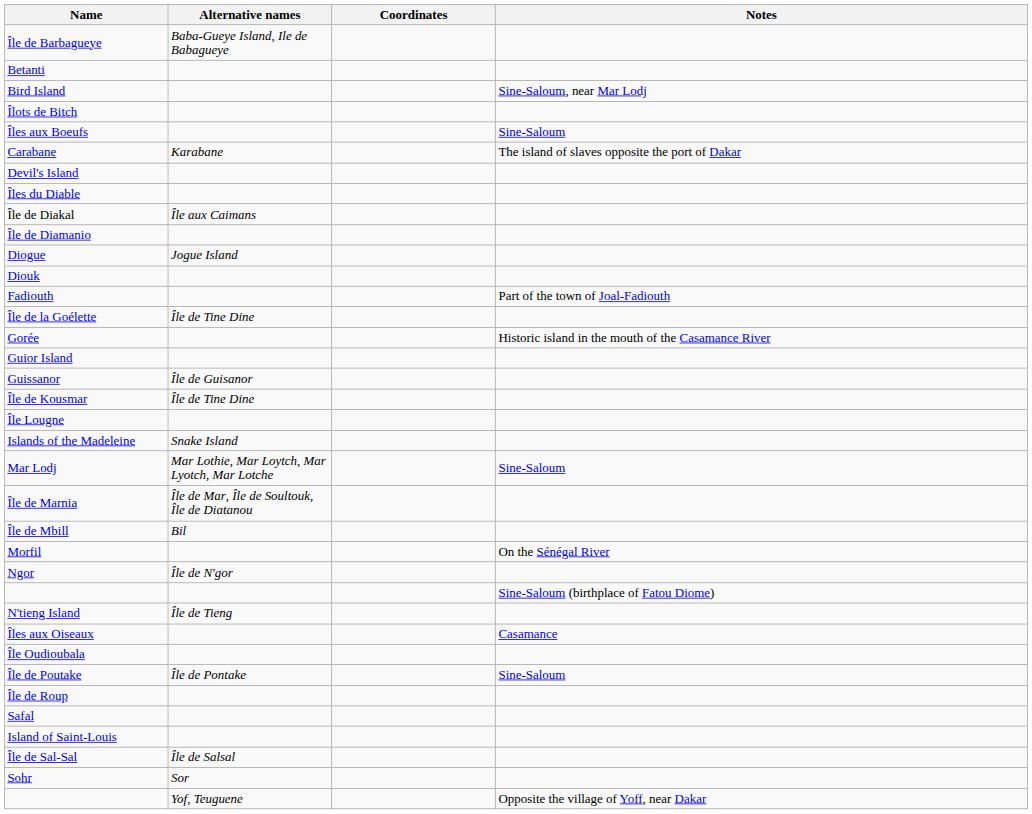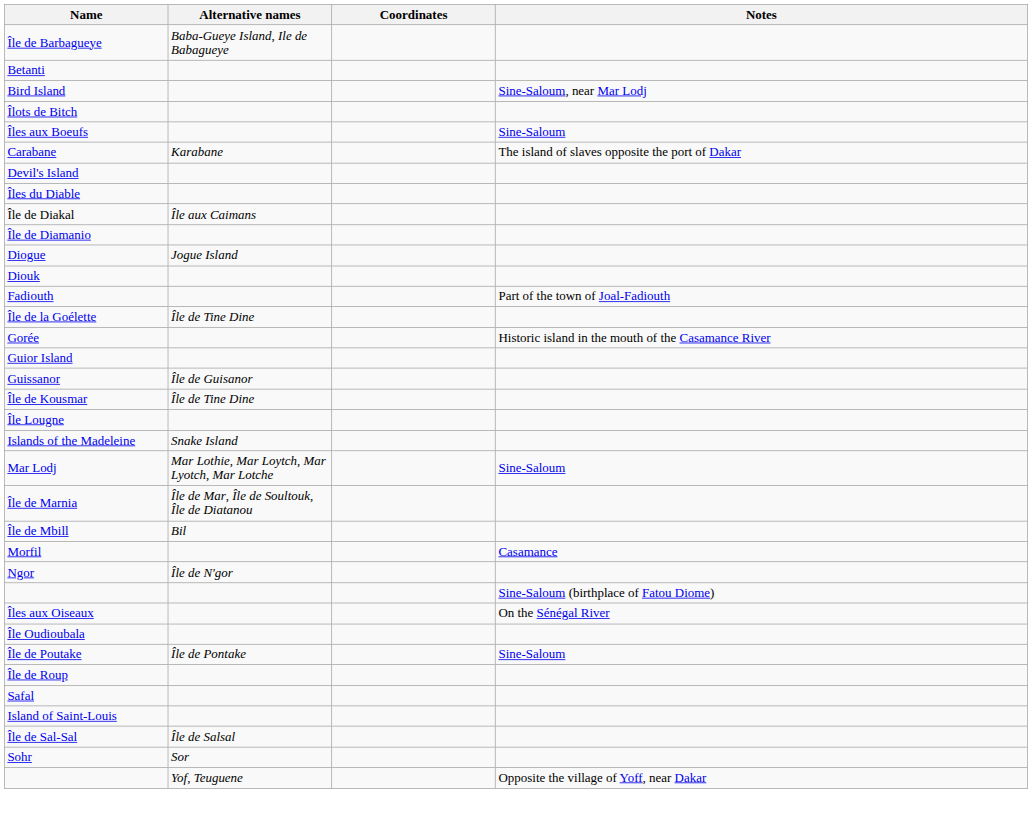(554, 551) On the Sénégal River -> (528, 551) Casamance
- row: (44, 613)
(528, 634) Casamance -> (554, 613) On the Sénégal River
